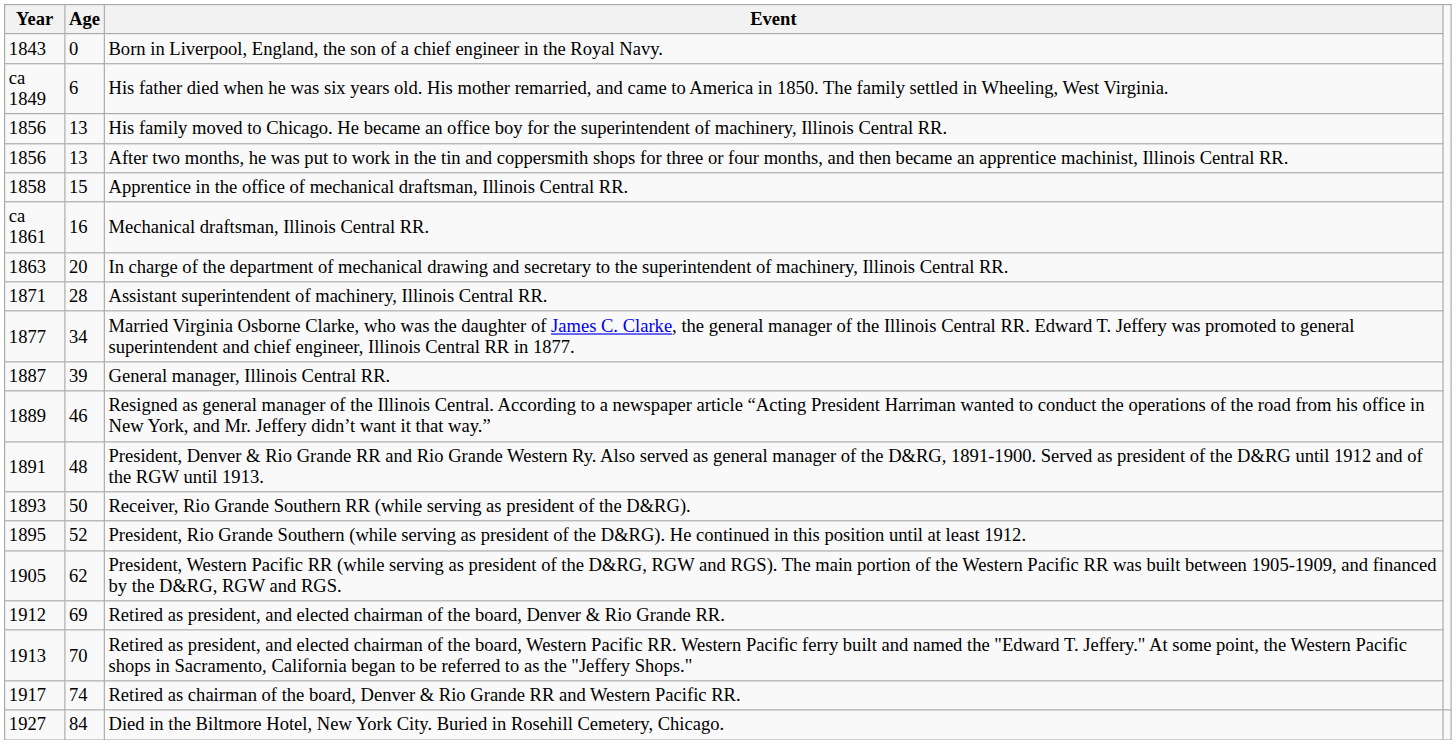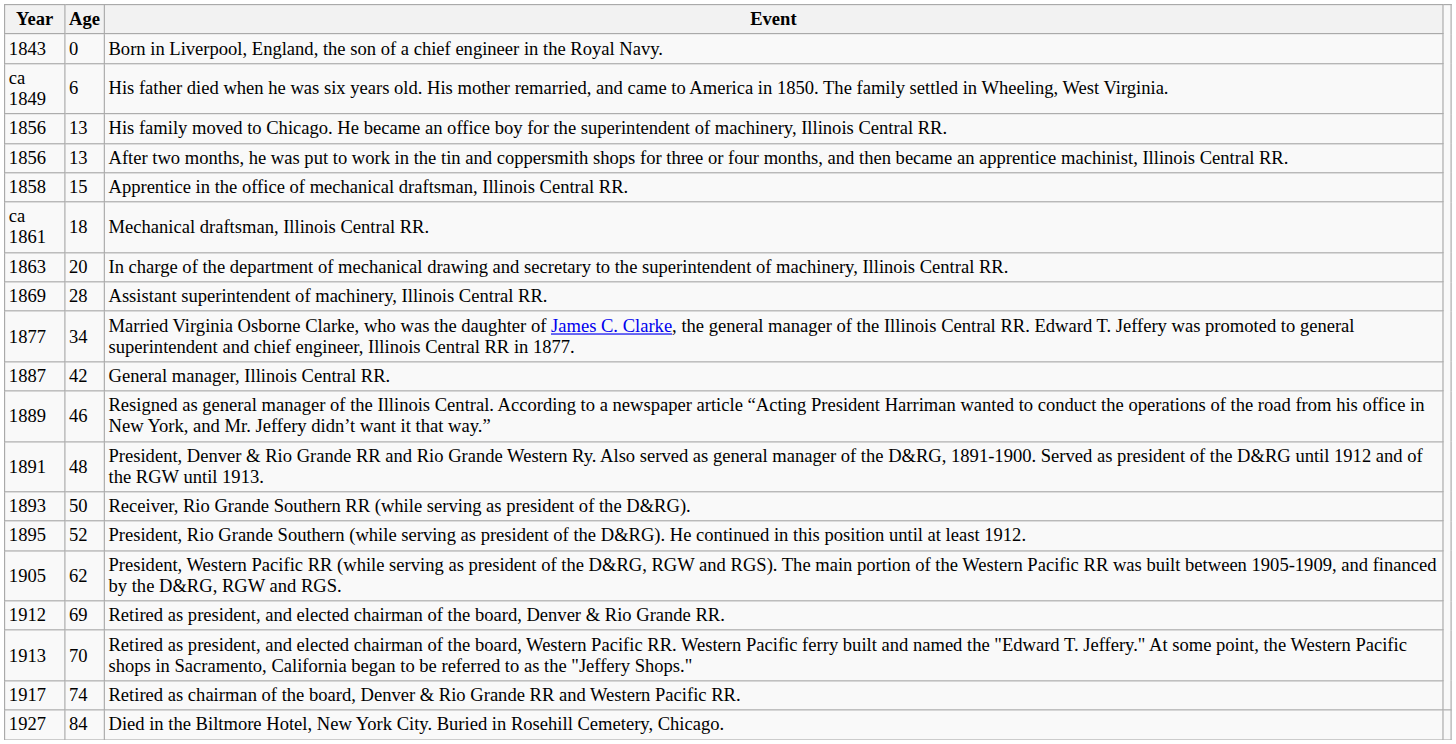(78, 227) 16 -> (78, 227) 18
(27, 296) 1871 -> (27, 296) 1869
(78, 376) 39 -> (78, 376) 42
